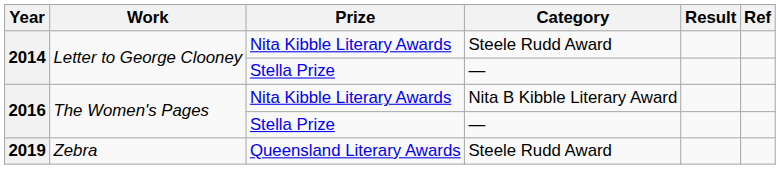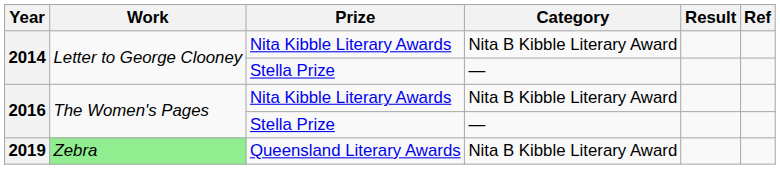(540, 44) Steele Rudd Award -> (573, 44) Nita B Kibble Literary Award
(75, 151) no background -> (75, 151) lightgreen background
(540, 151) Steele Rudd Award -> (573, 151) Nita B Kibble Literary Award
